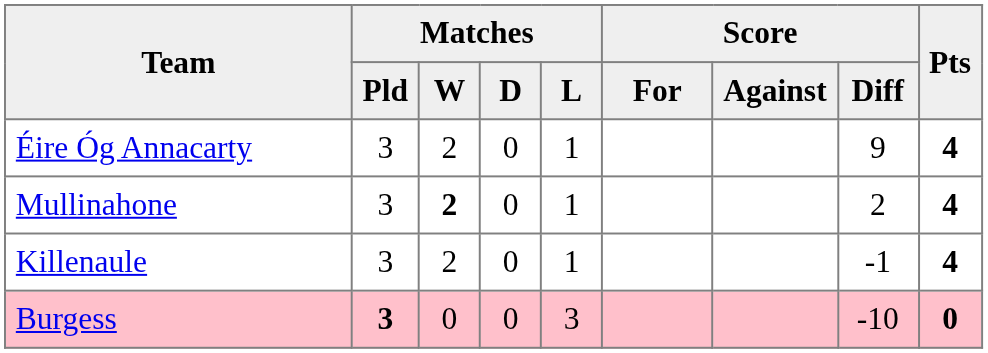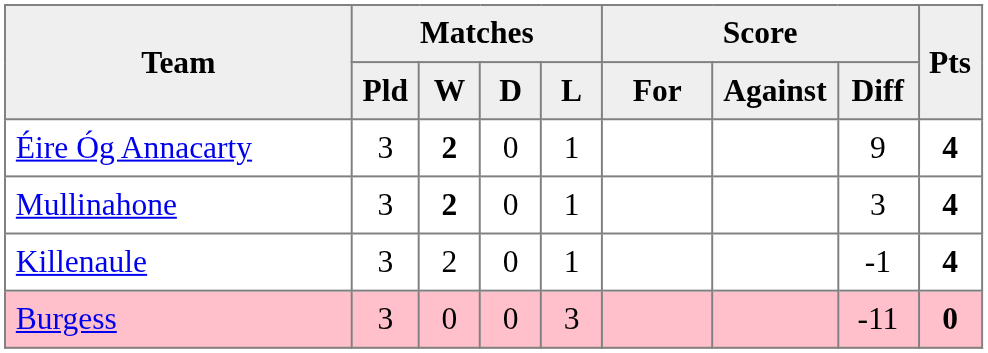(449, 147) normal -> (449, 147) bold
(878, 204) 2 -> (878, 204) 3
(385, 318) bold -> (385, 318) normal
(878, 318) -10 -> (878, 318) -11
